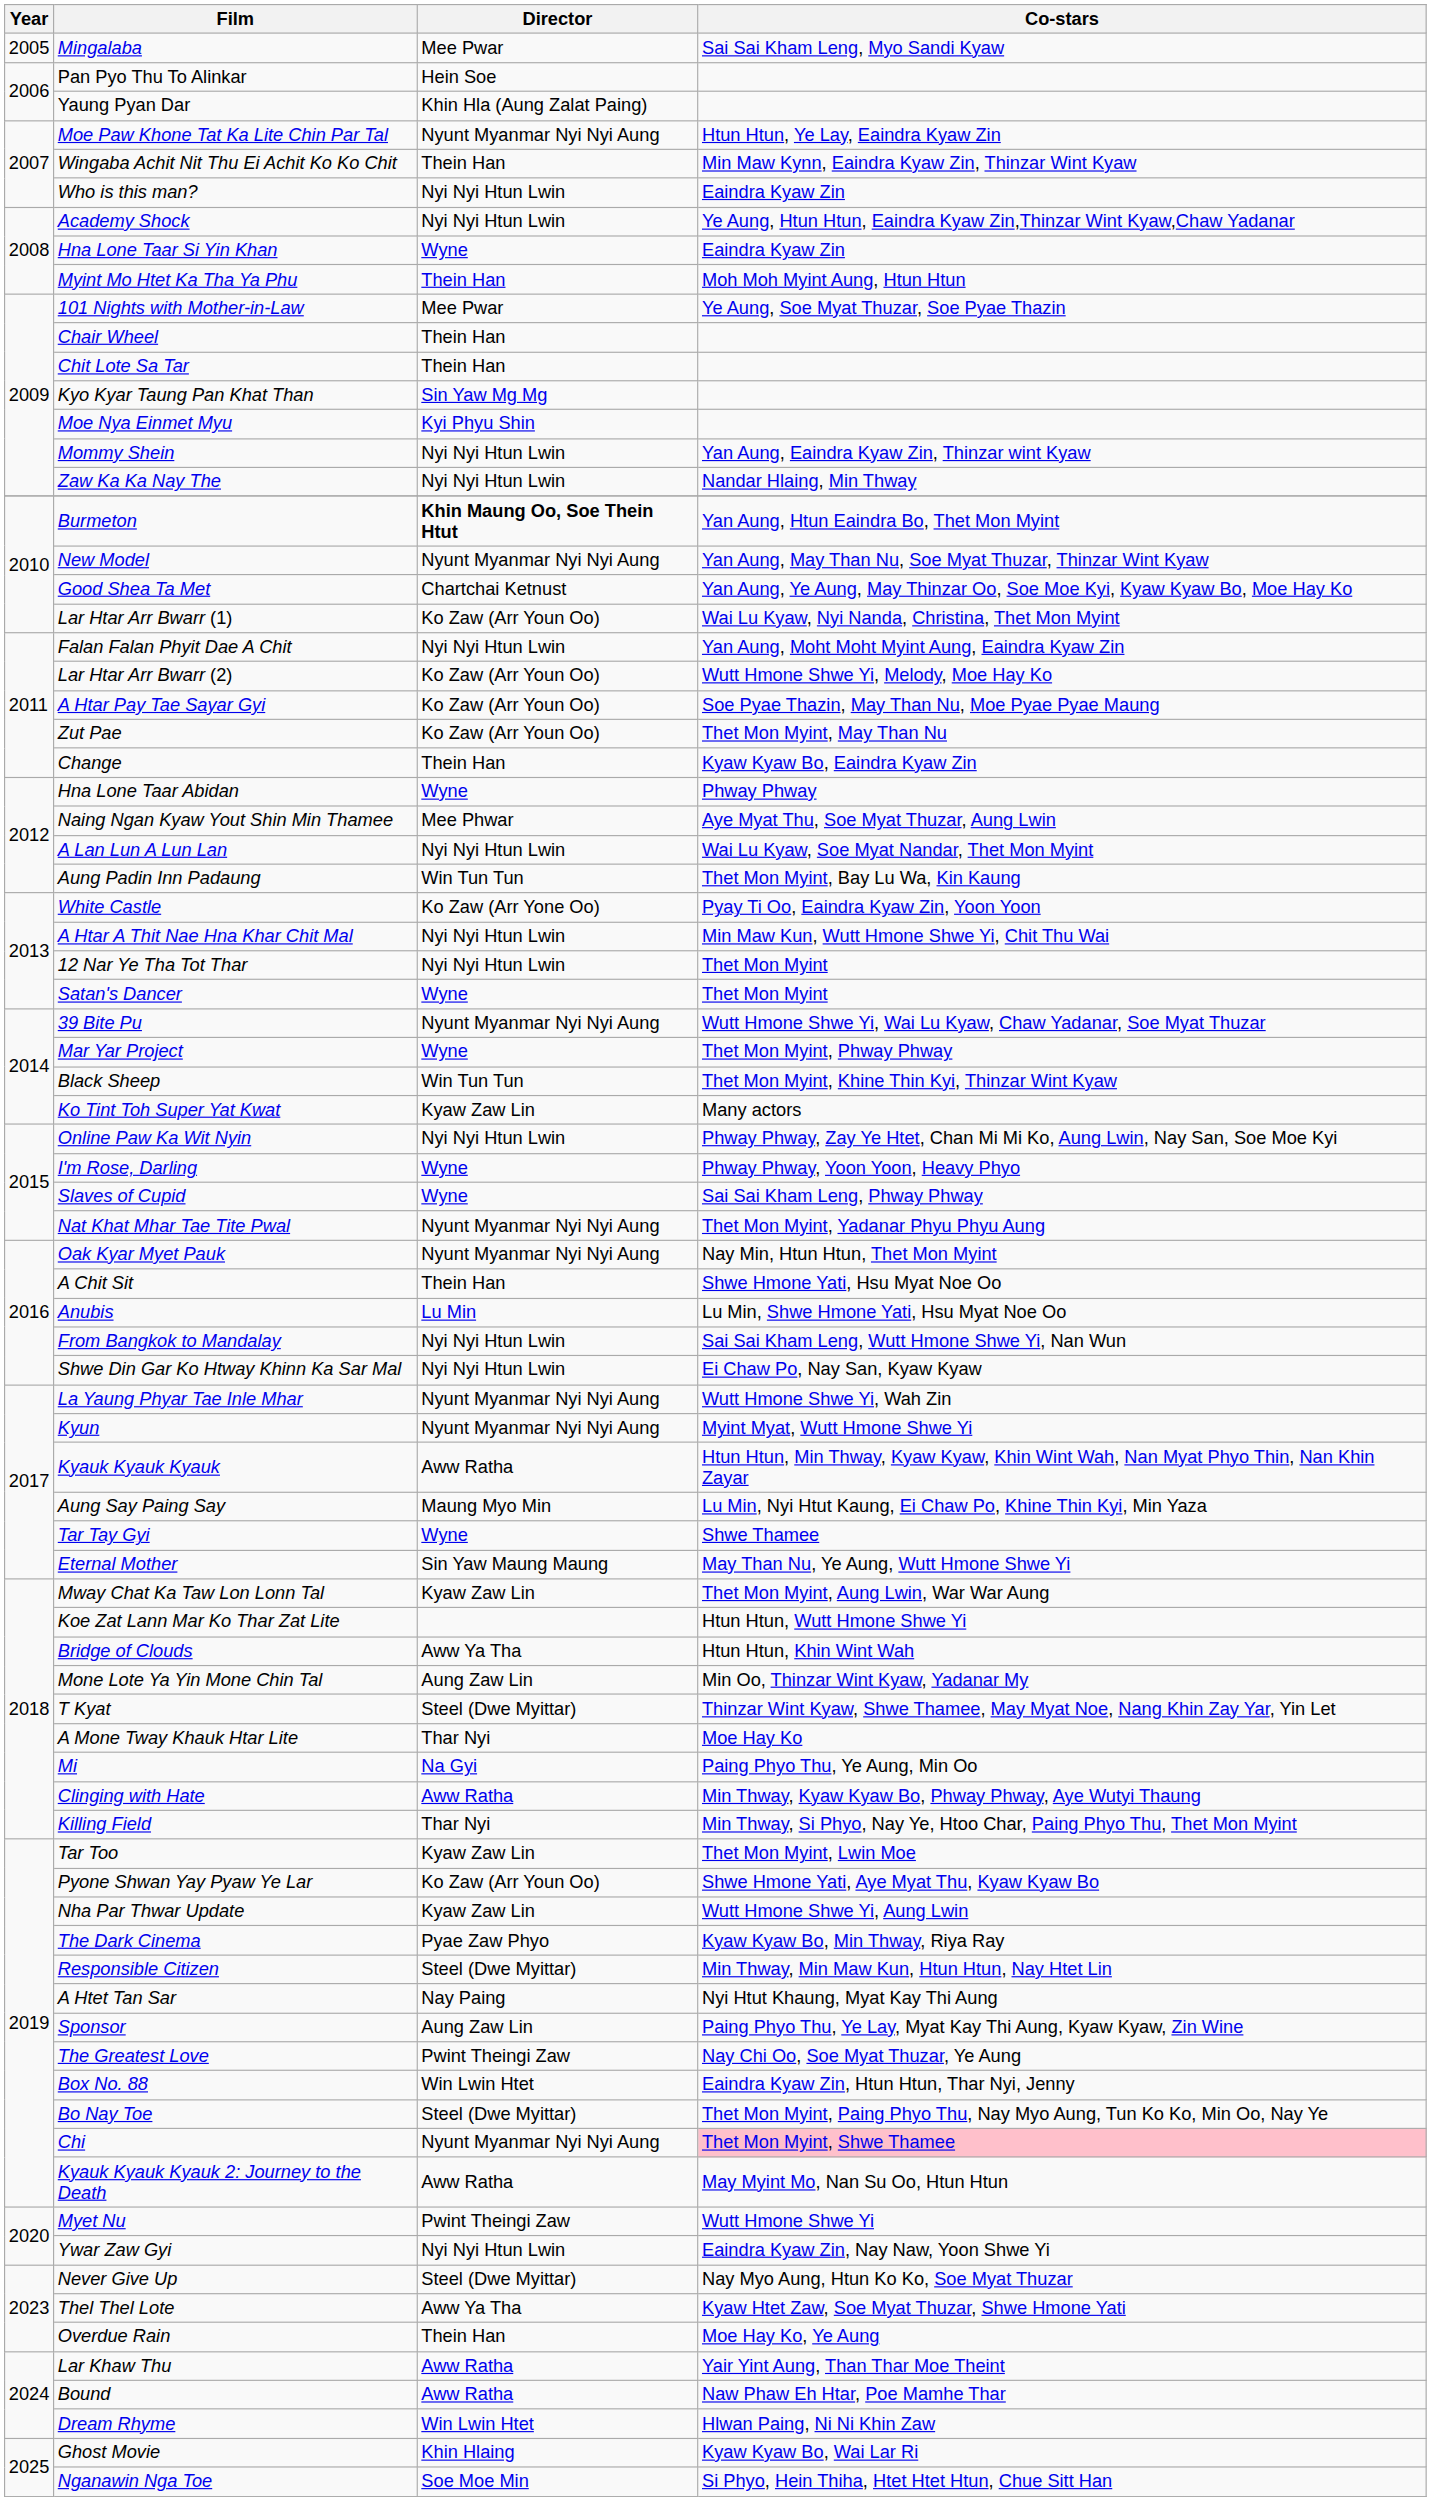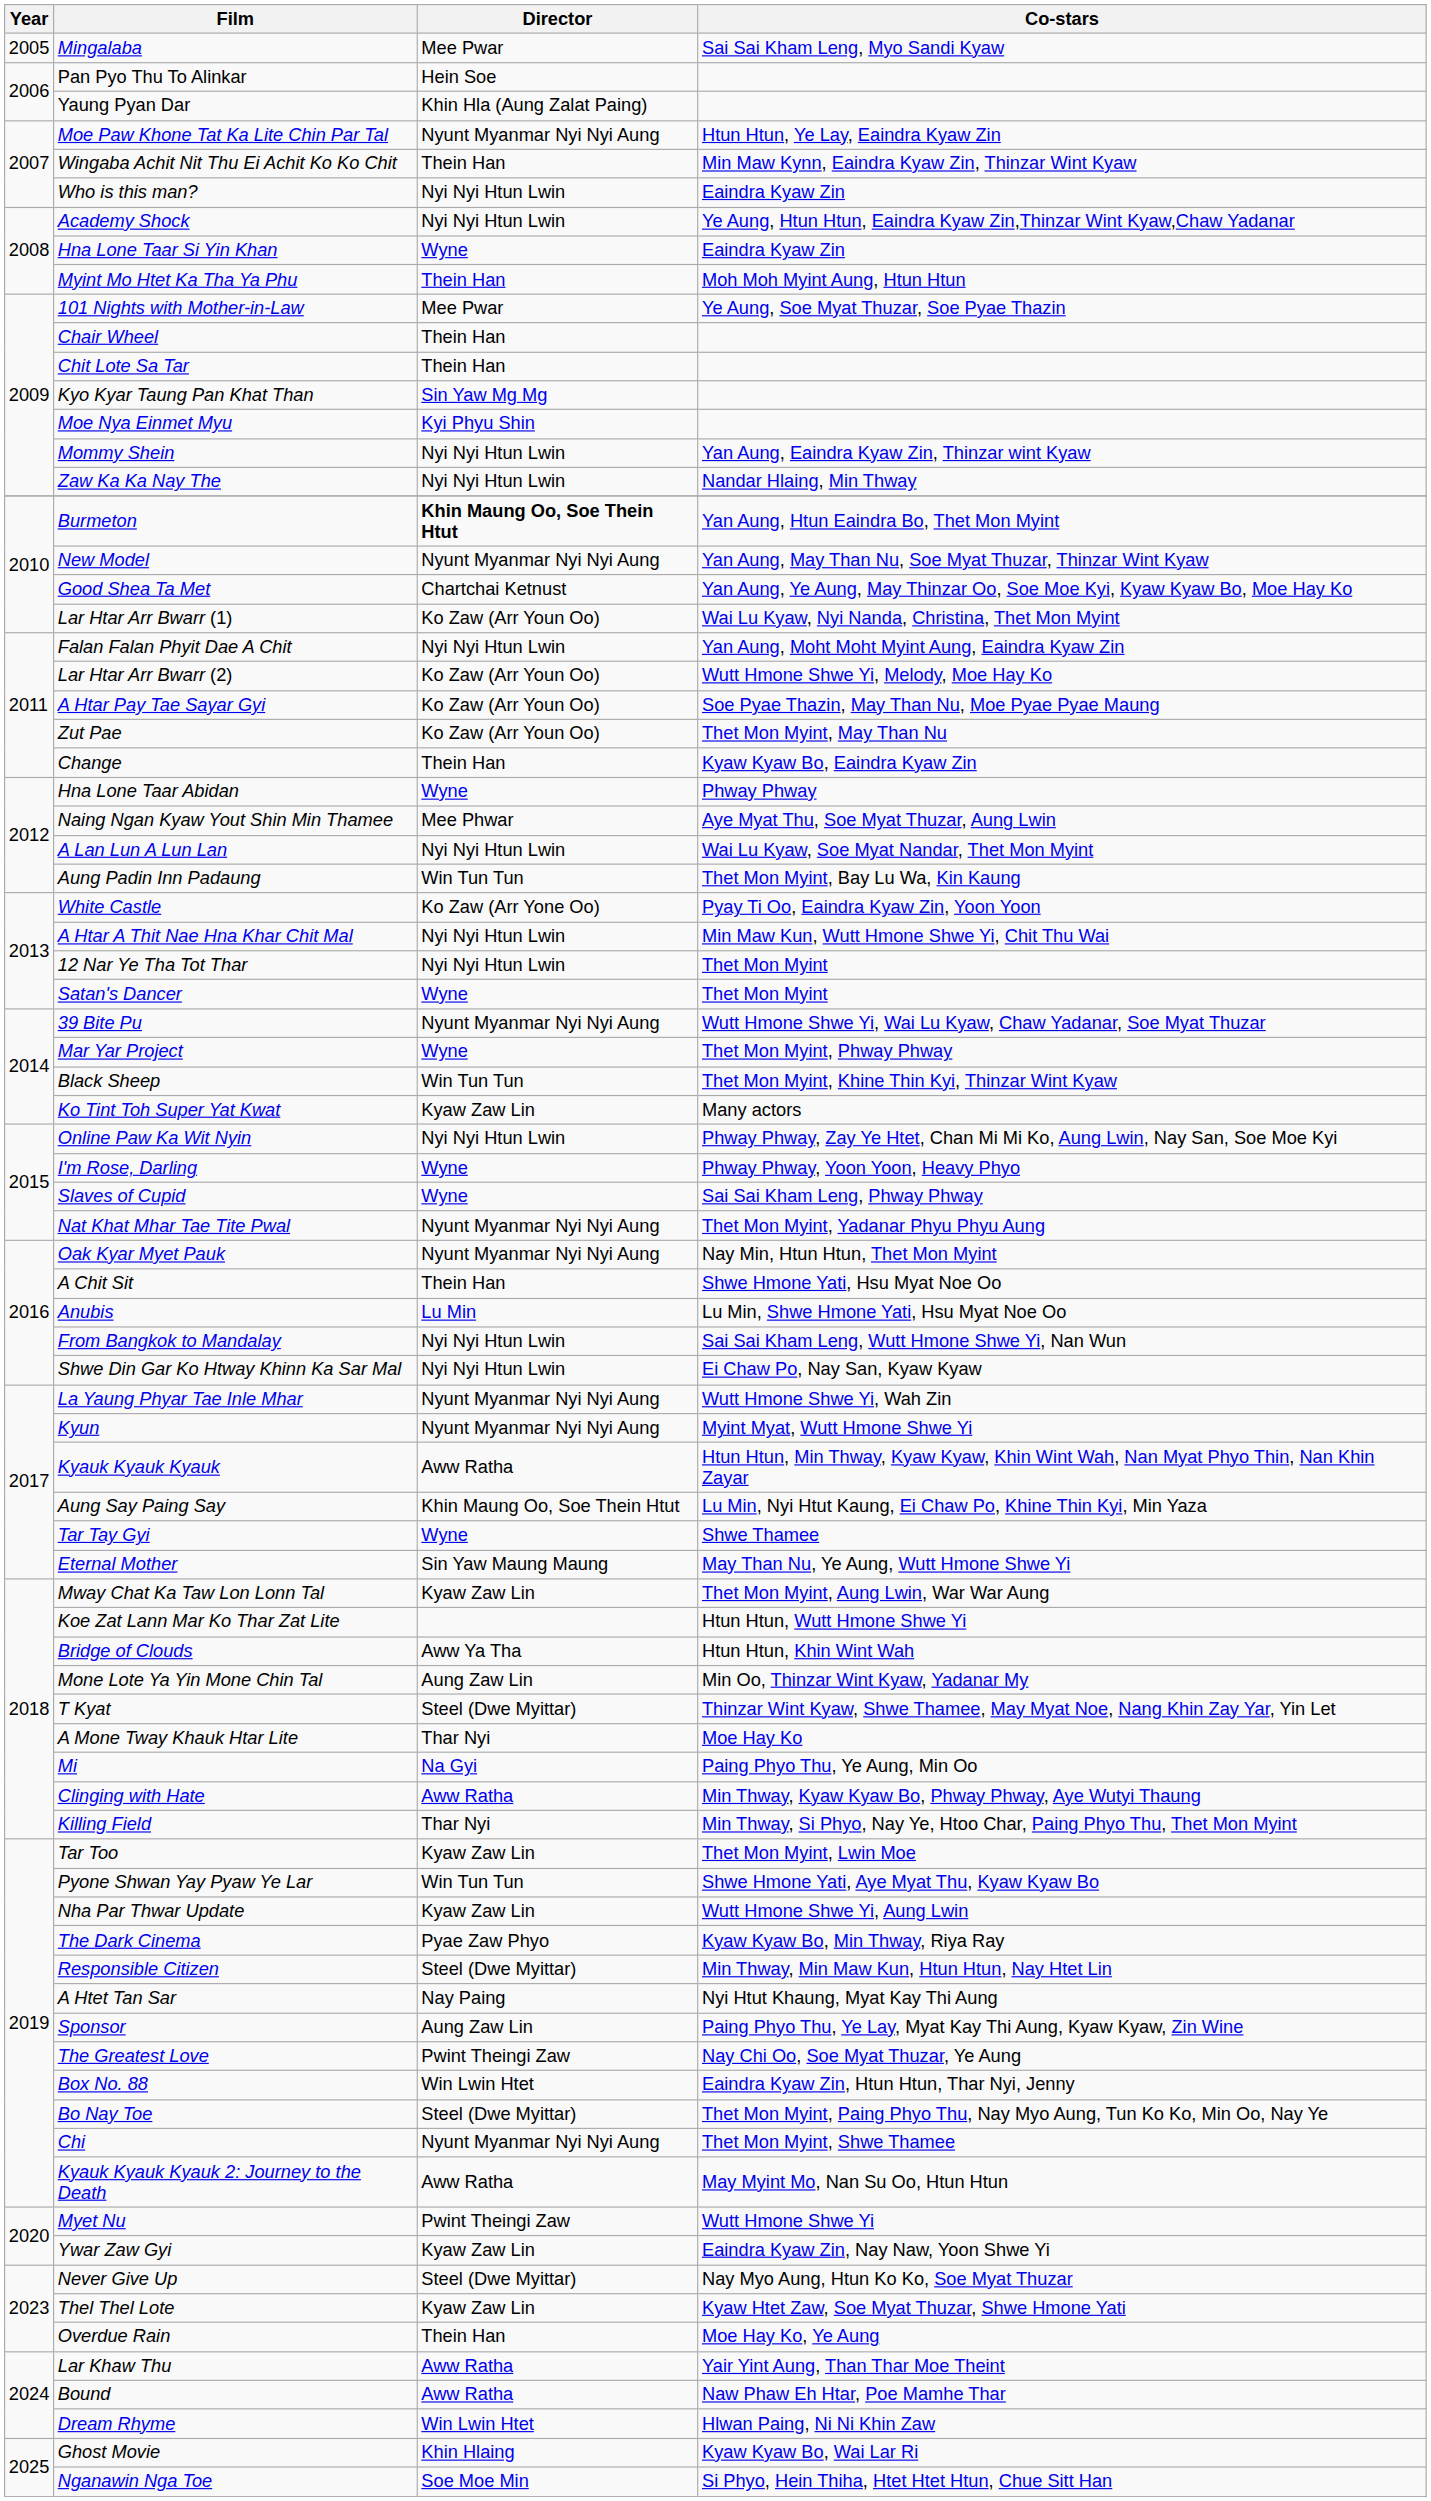(486, 1506) Maung Myo Min -> (550, 1506) Khin Maung Oo, Soe Thein Htut
(511, 1882) Ko Zaw (Arr Youn Oo) -> (473, 1882) Win Tun Tun
(829, 2142) pink background -> (829, 2142) no background
(493, 2250) Nyi Nyi Htun Lwin -> (478, 2250) Kyaw Zaw Lin
(471, 2307) Aww Ya Tha -> (478, 2307) Kyaw Zaw Lin
